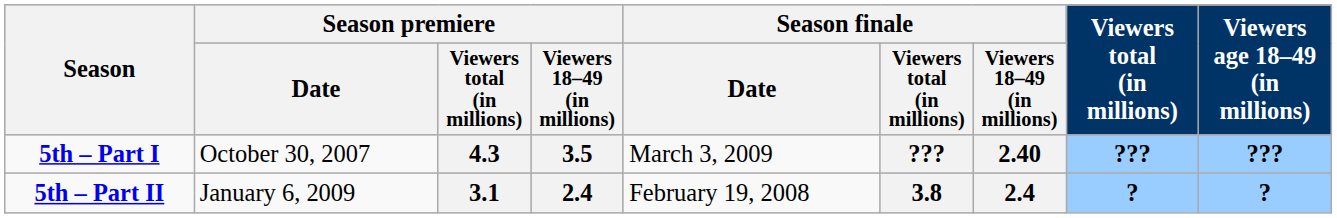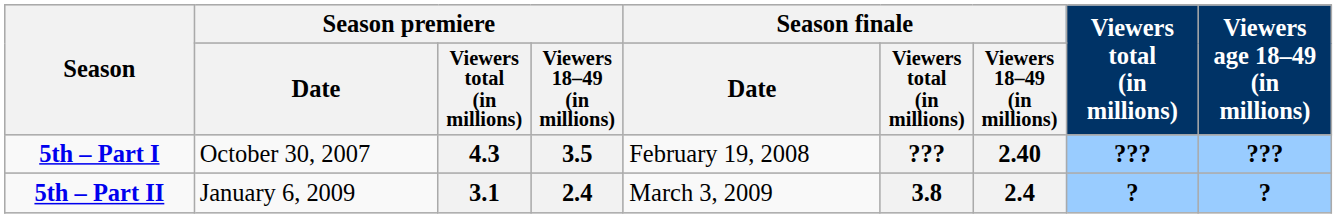(701, 153) March 3, 2009 -> (719, 153) February 19, 2008
(719, 192) February 19, 2008 -> (701, 192) March 3, 2009
